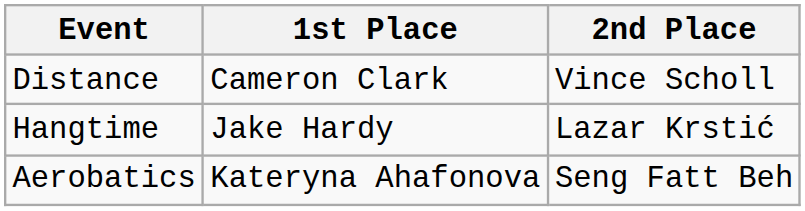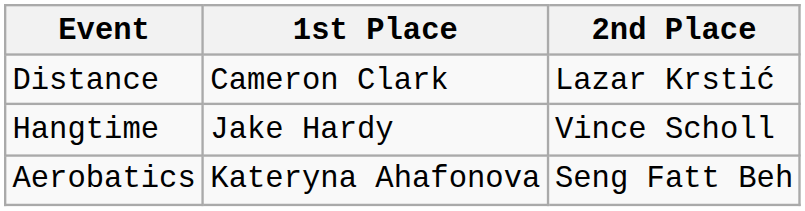(665, 80) Vince Scholl -> (665, 80) Lazar Krstić
(665, 130) Lazar Krstić -> (665, 130) Vince Scholl
